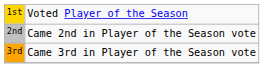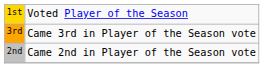rows swapped: (15, 31) <-> (15, 51)
